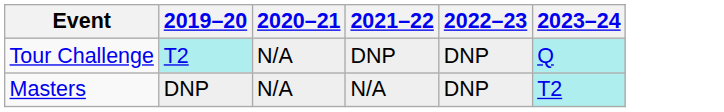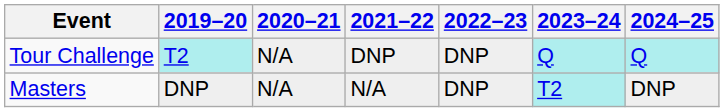+ column: (672, 21)
